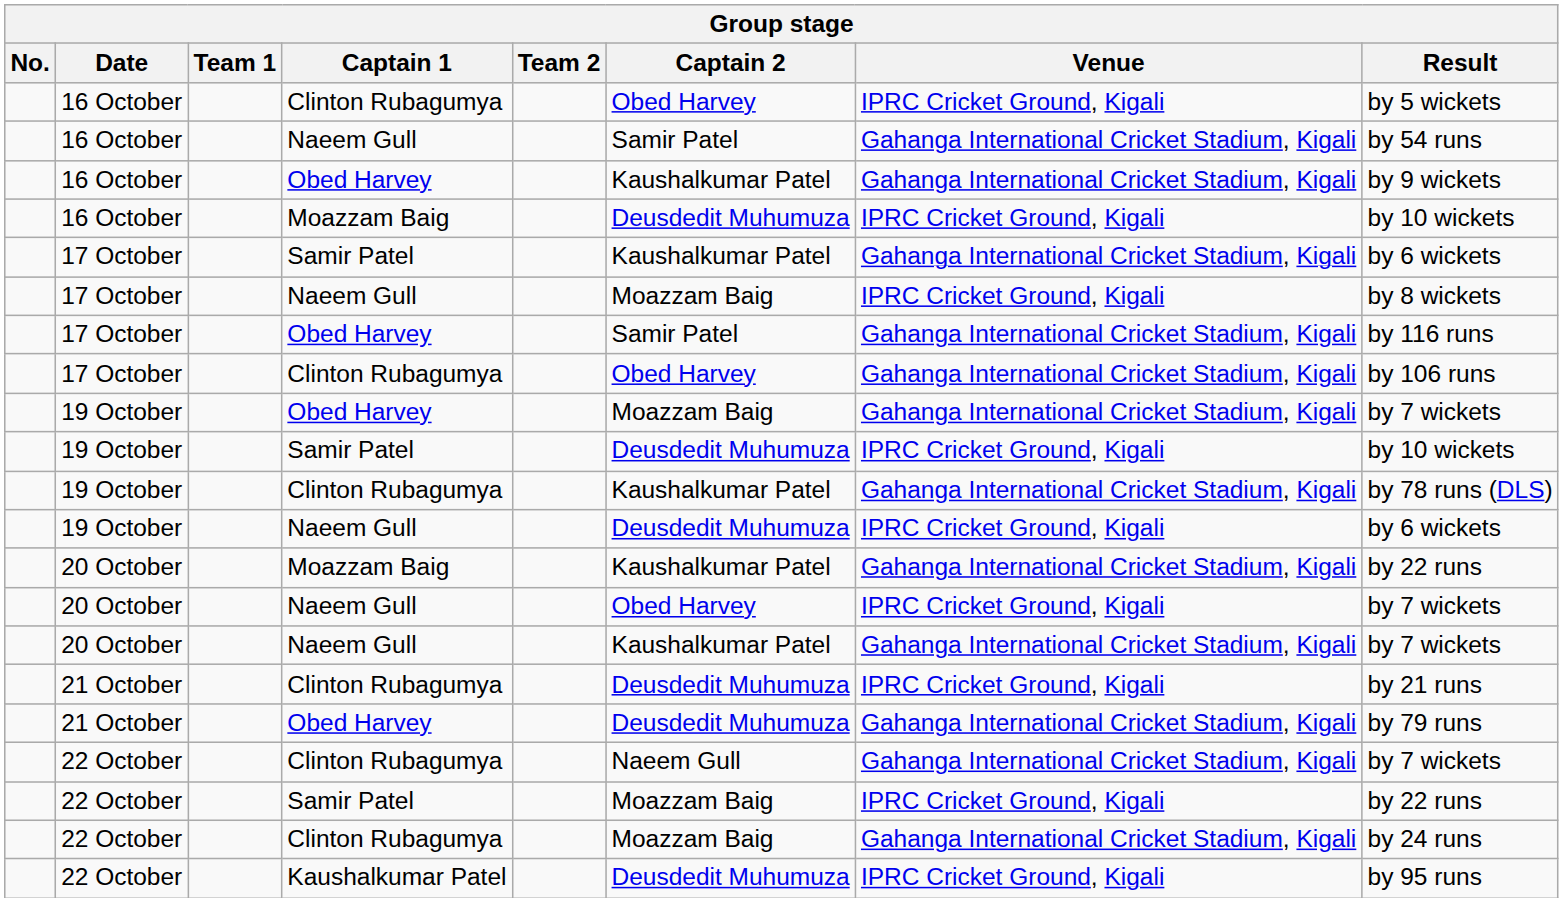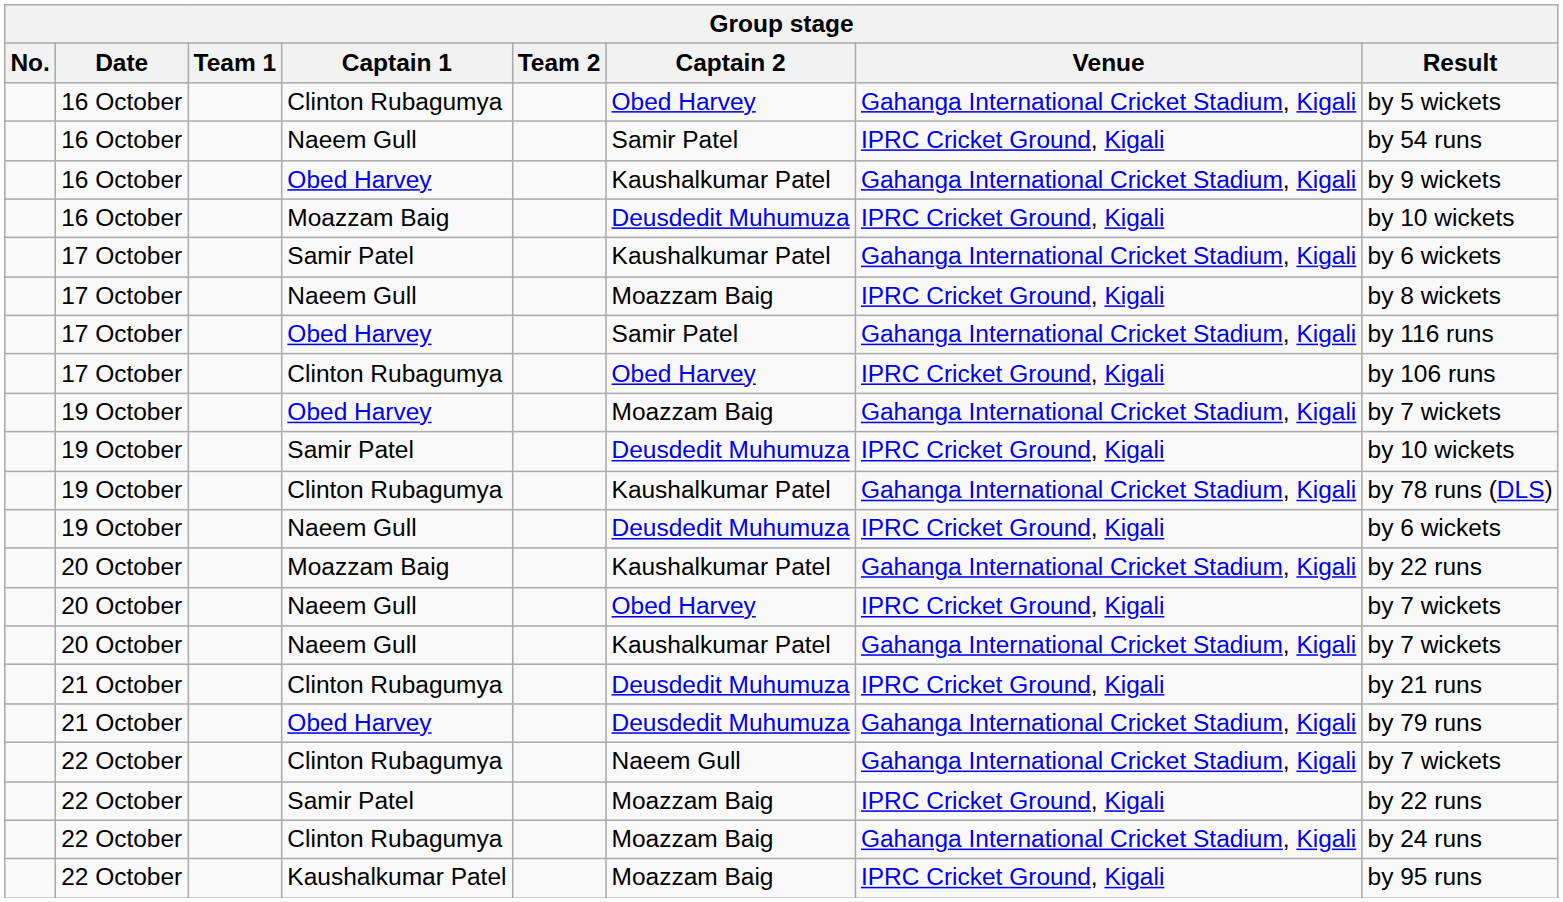(1013, 101) IPRC Cricket Ground, Kigali -> (1109, 101) Gahanga International Cricket Stadium, Kigali
(1109, 140) Gahanga International Cricket Stadium, Kigali -> (1013, 140) IPRC Cricket Ground, Kigali
(1109, 373) Gahanga International Cricket Stadium, Kigali -> (1013, 373) IPRC Cricket Ground, Kigali
(731, 878) Deusdedit Muhumuza -> (693, 878) Moazzam Baig
